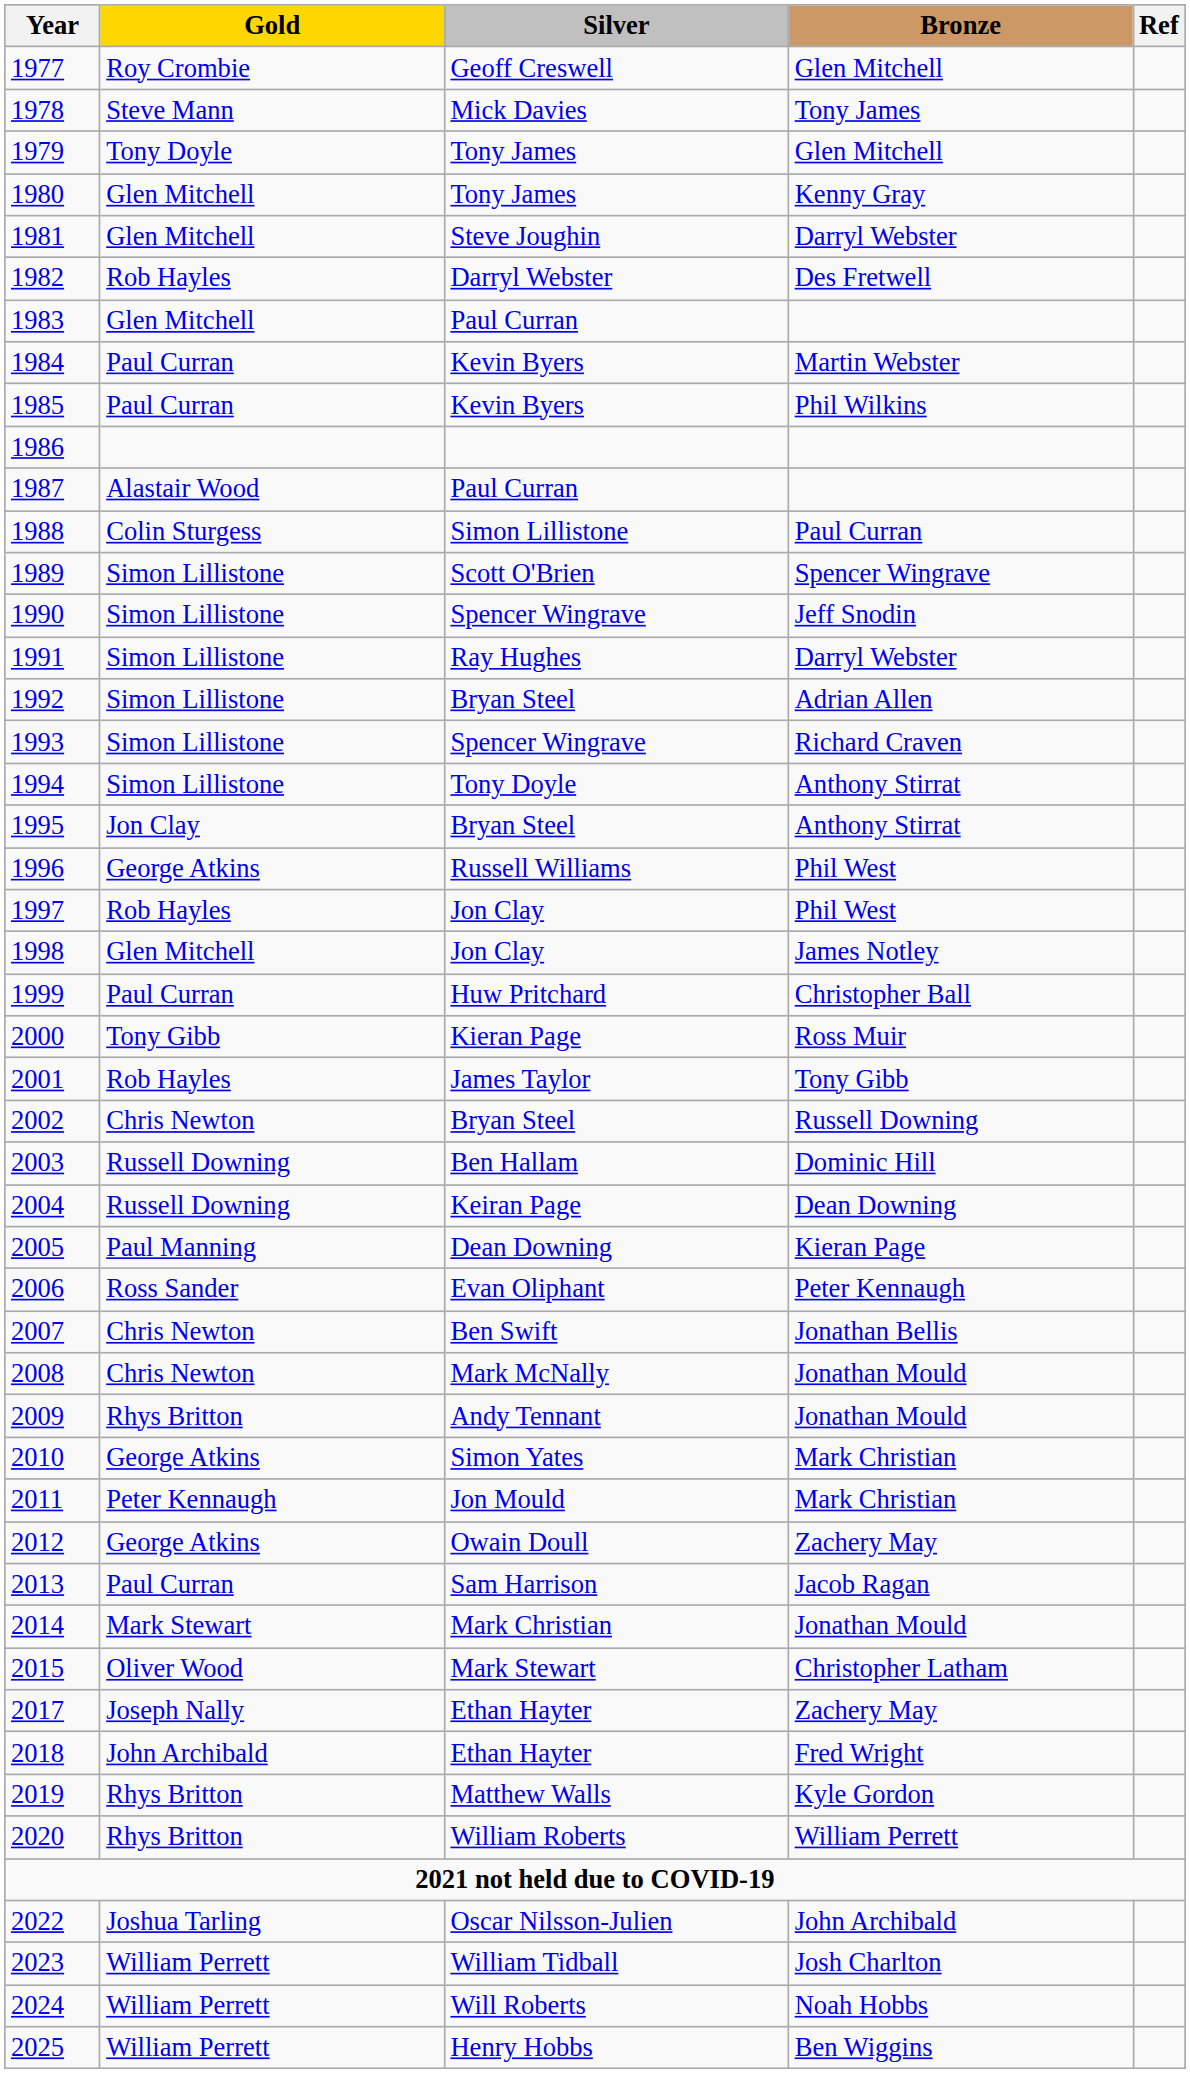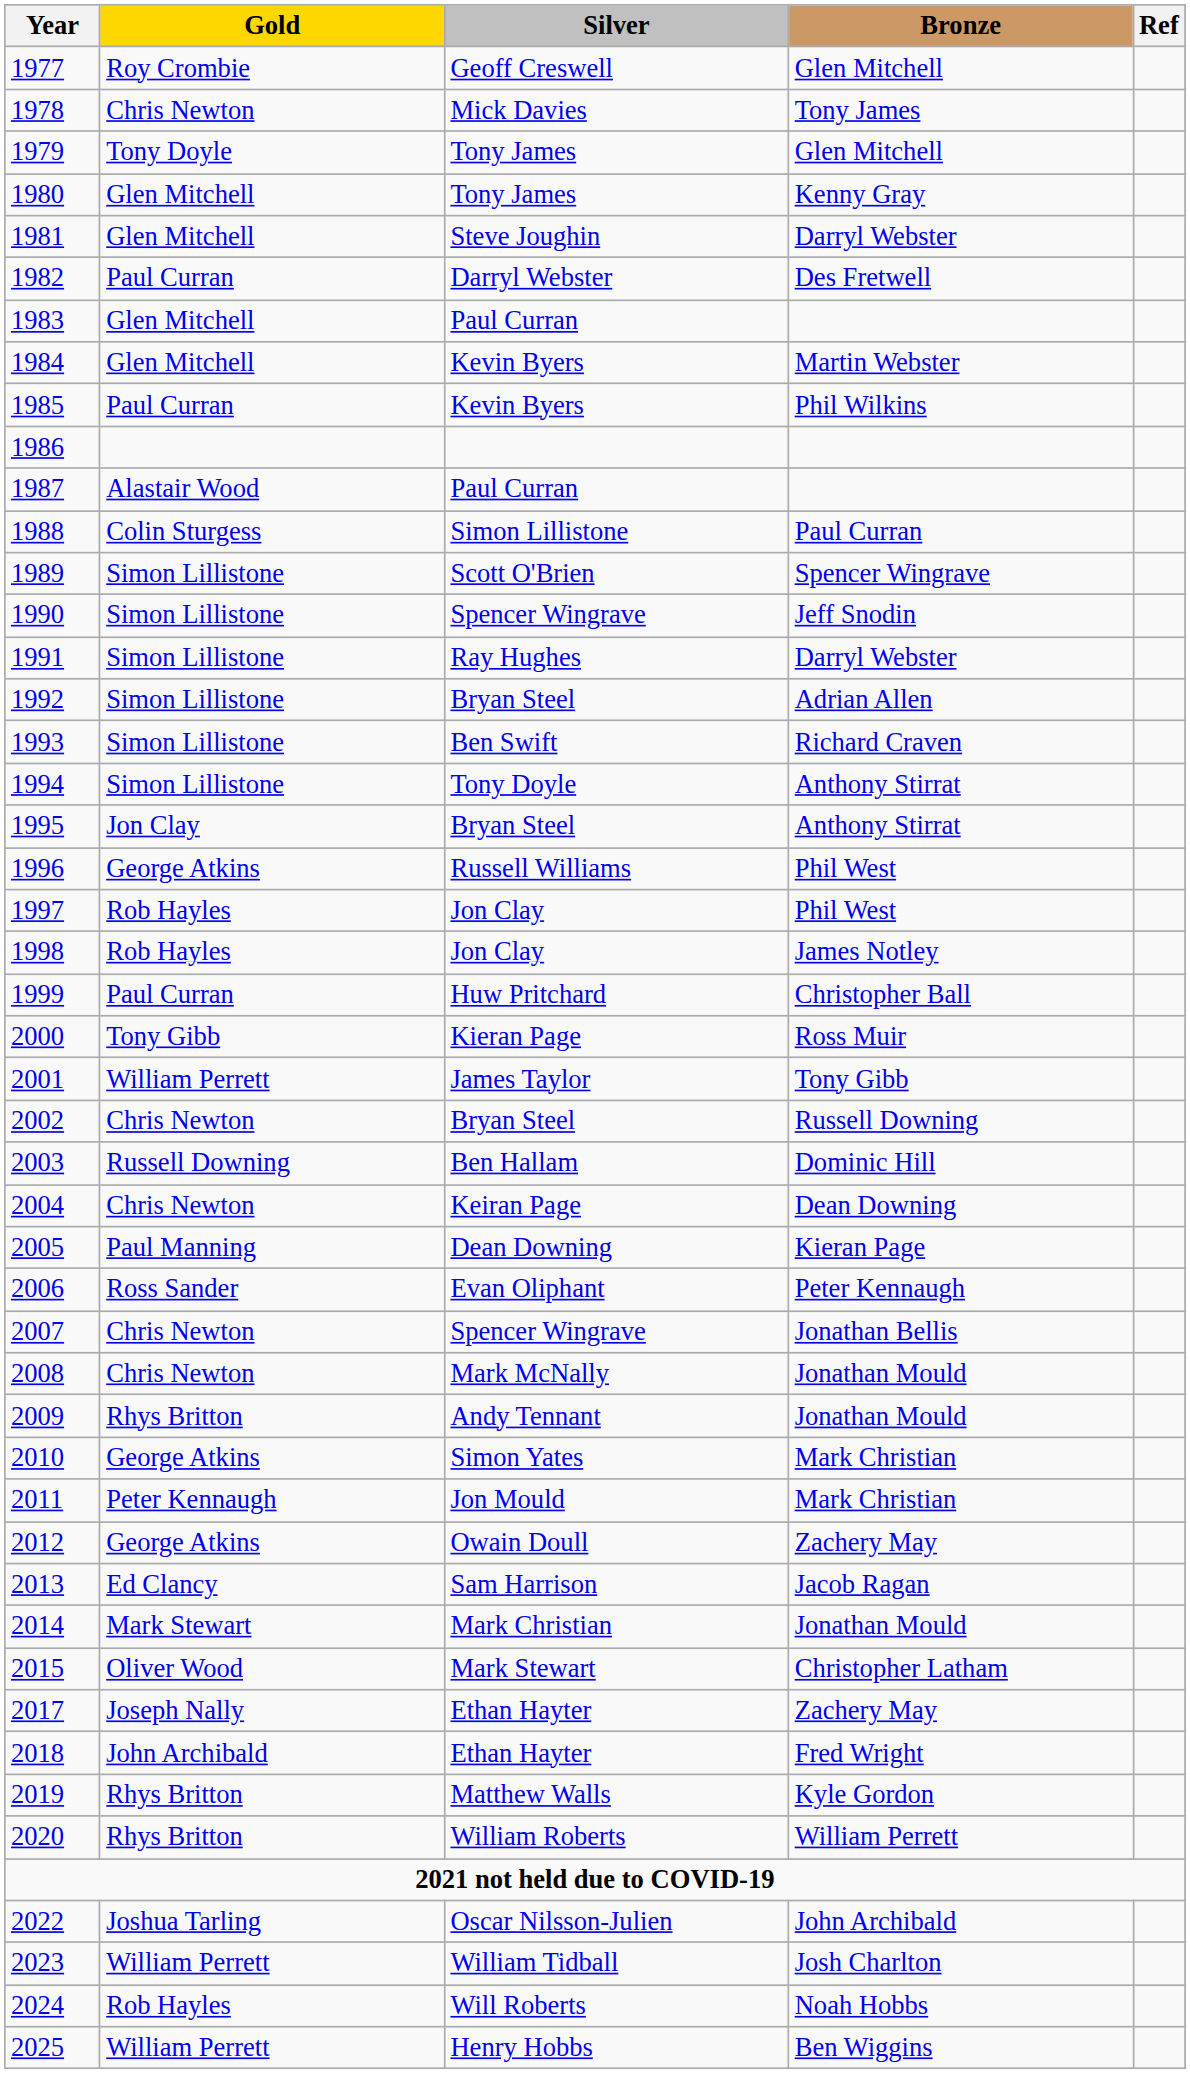(170, 109) Steve Mann -> (180, 109) Chris Newton
(169, 278) Rob Hayles -> (170, 278) Paul Curran
(170, 362) Paul Curran -> (180, 362) Glen Mitchell
(548, 741) Spencer Wingrave -> (504, 741) Ben Swift
(180, 952) Glen Mitchell -> (169, 952) Rob Hayles
(169, 1078) Rob Hayles -> (188, 1078) William Perrett
(198, 1204) Russell Downing -> (180, 1204) Chris Newton
(504, 1331) Ben Swift -> (548, 1331) Spencer Wingrave
(170, 1584) Paul Curran -> (162, 1584) Ed Clancy
(188, 2005) William Perrett -> (169, 2005) Rob Hayles
